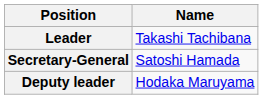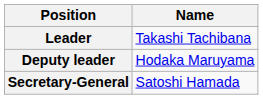rows swapped: (68, 82) <-> (68, 60)
